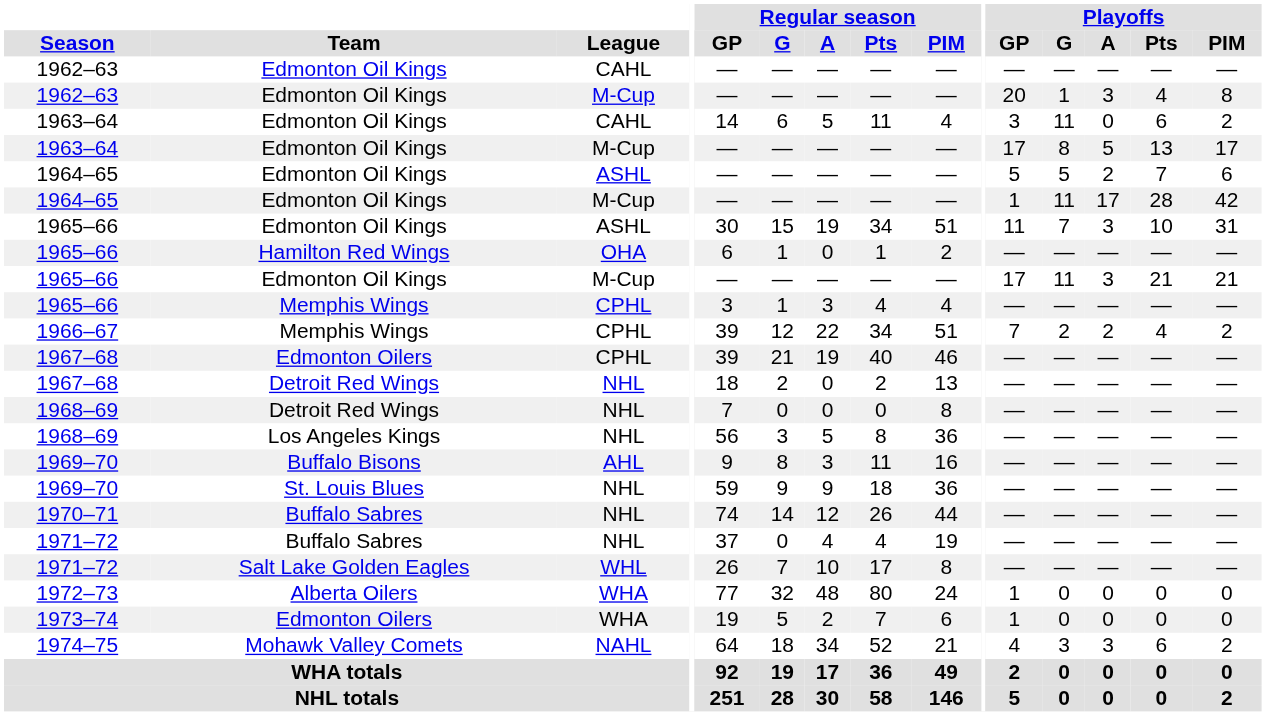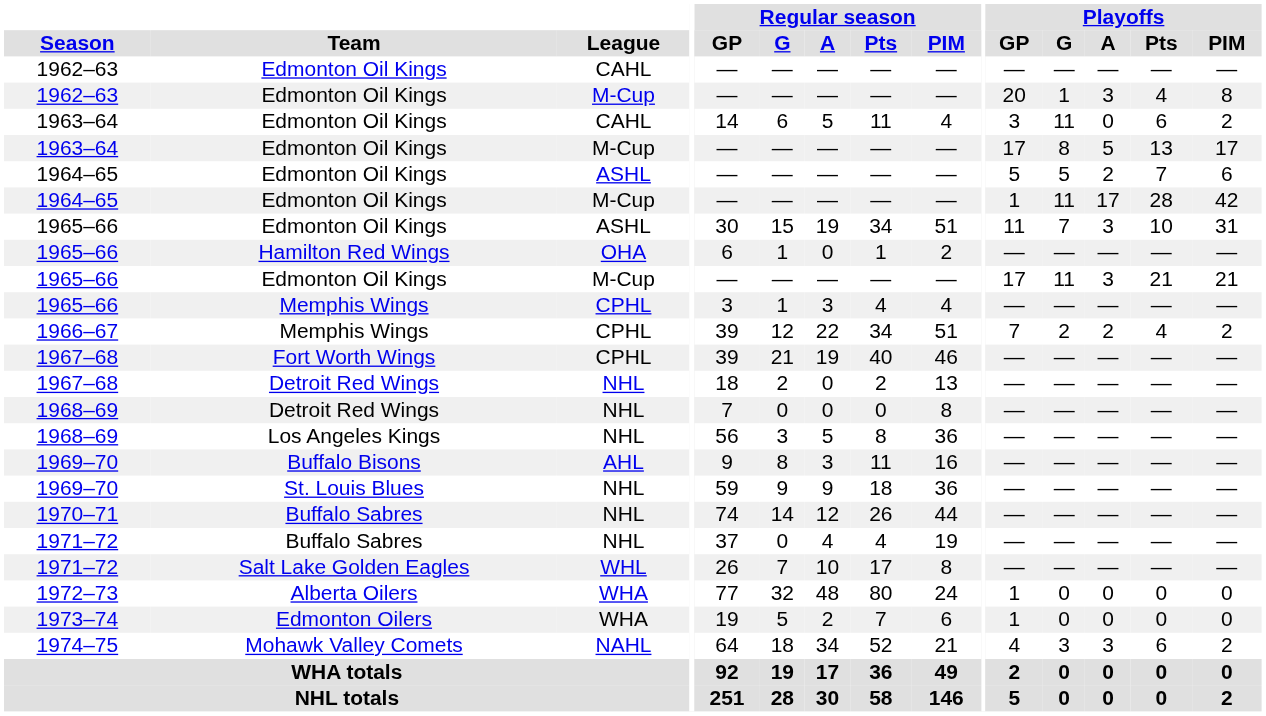(354, 357) Edmonton Oilers -> (354, 357) Fort Worth Wings
